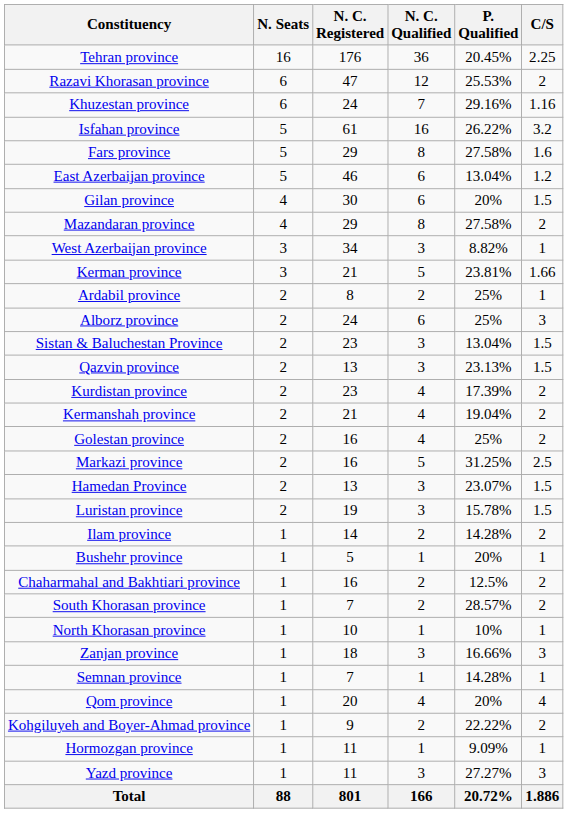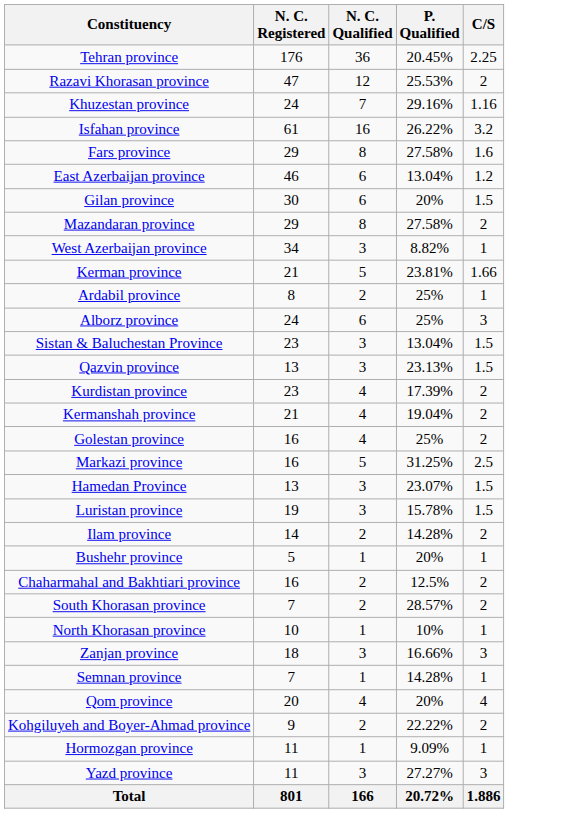- column: (283, 24)
